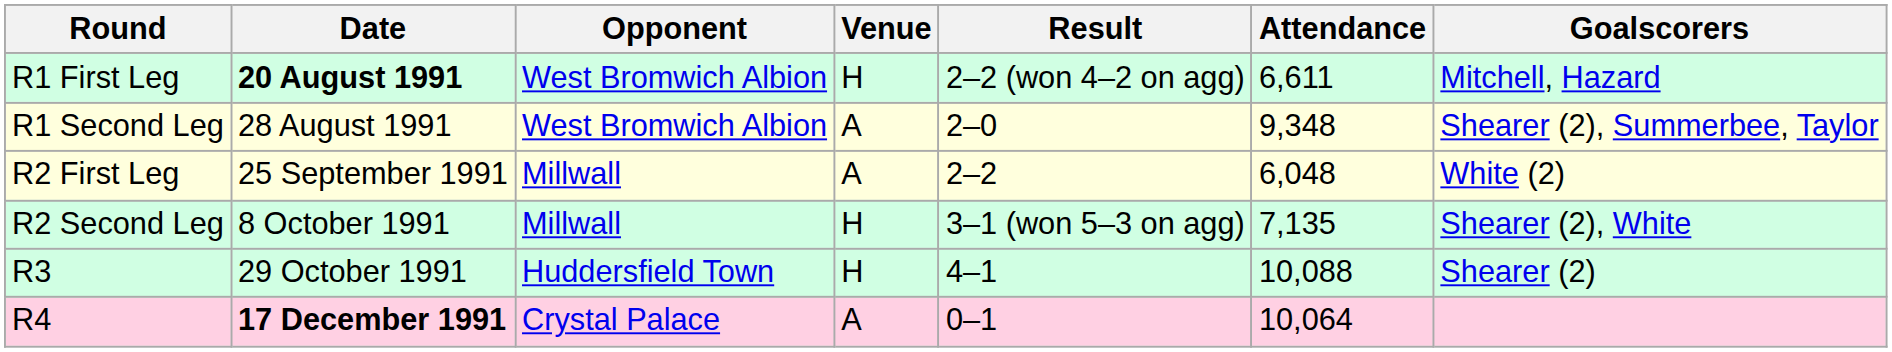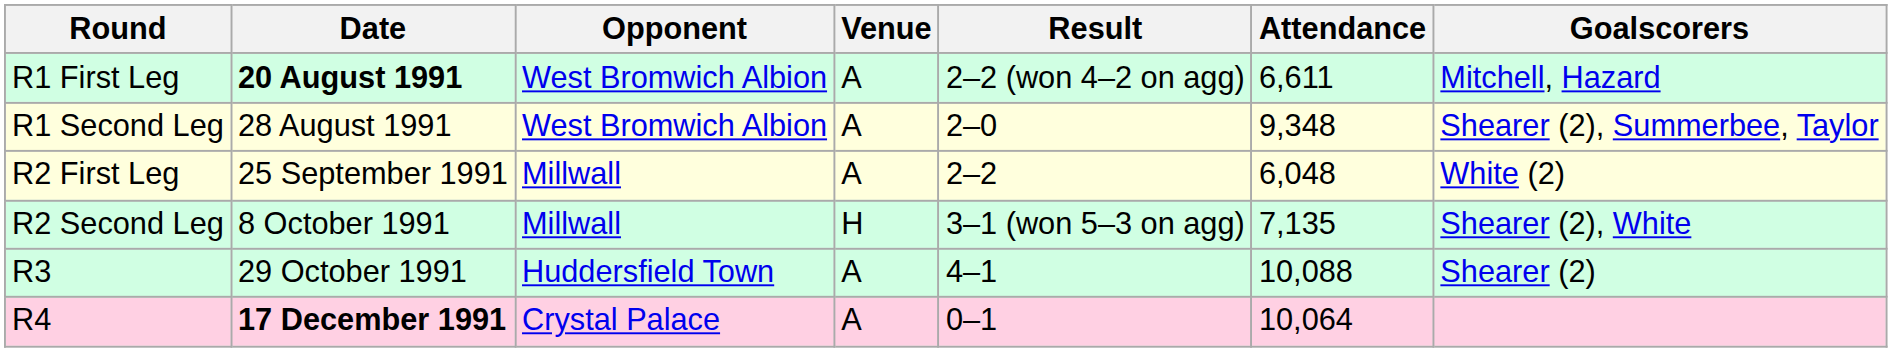(852, 77) H -> (851, 77) A
(852, 272) H -> (851, 272) A
